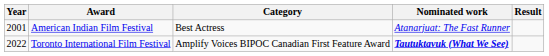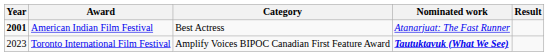(17, 28) normal -> (17, 28) bold
(17, 43) 2022 -> (17, 43) 2023
